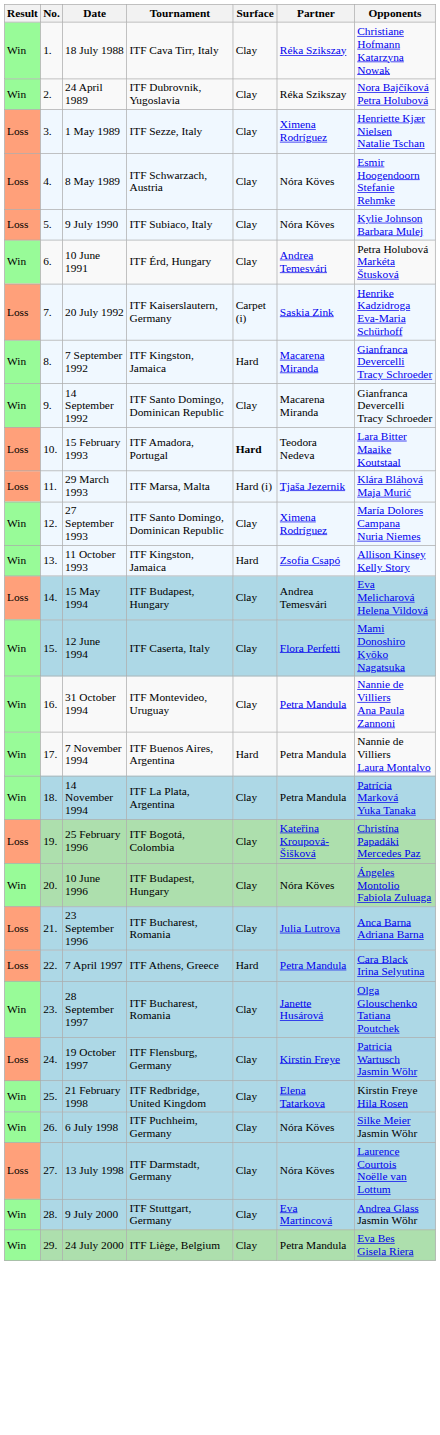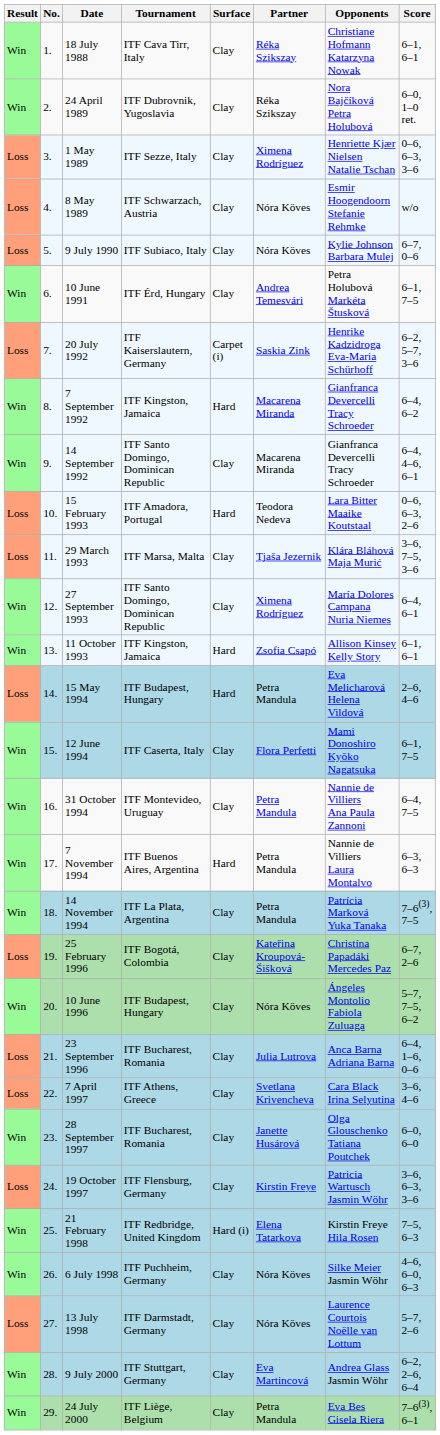+ column: (417, 13)
(249, 449) bold -> (224, 513) normal
(254, 486) Hard (i) -> (223, 556) Clay
(246, 598) Clay -> (224, 693) Hard
(303, 598) Andrea Temesvári -> (276, 693) Petra Mandula
(247, 965) Hard -> (223, 1093) Clay
(313, 965) Petra Mandula -> (285, 1093) Svetlana Krivencheva
(246, 1096) Clay -> (231, 1230) Hard (i)
